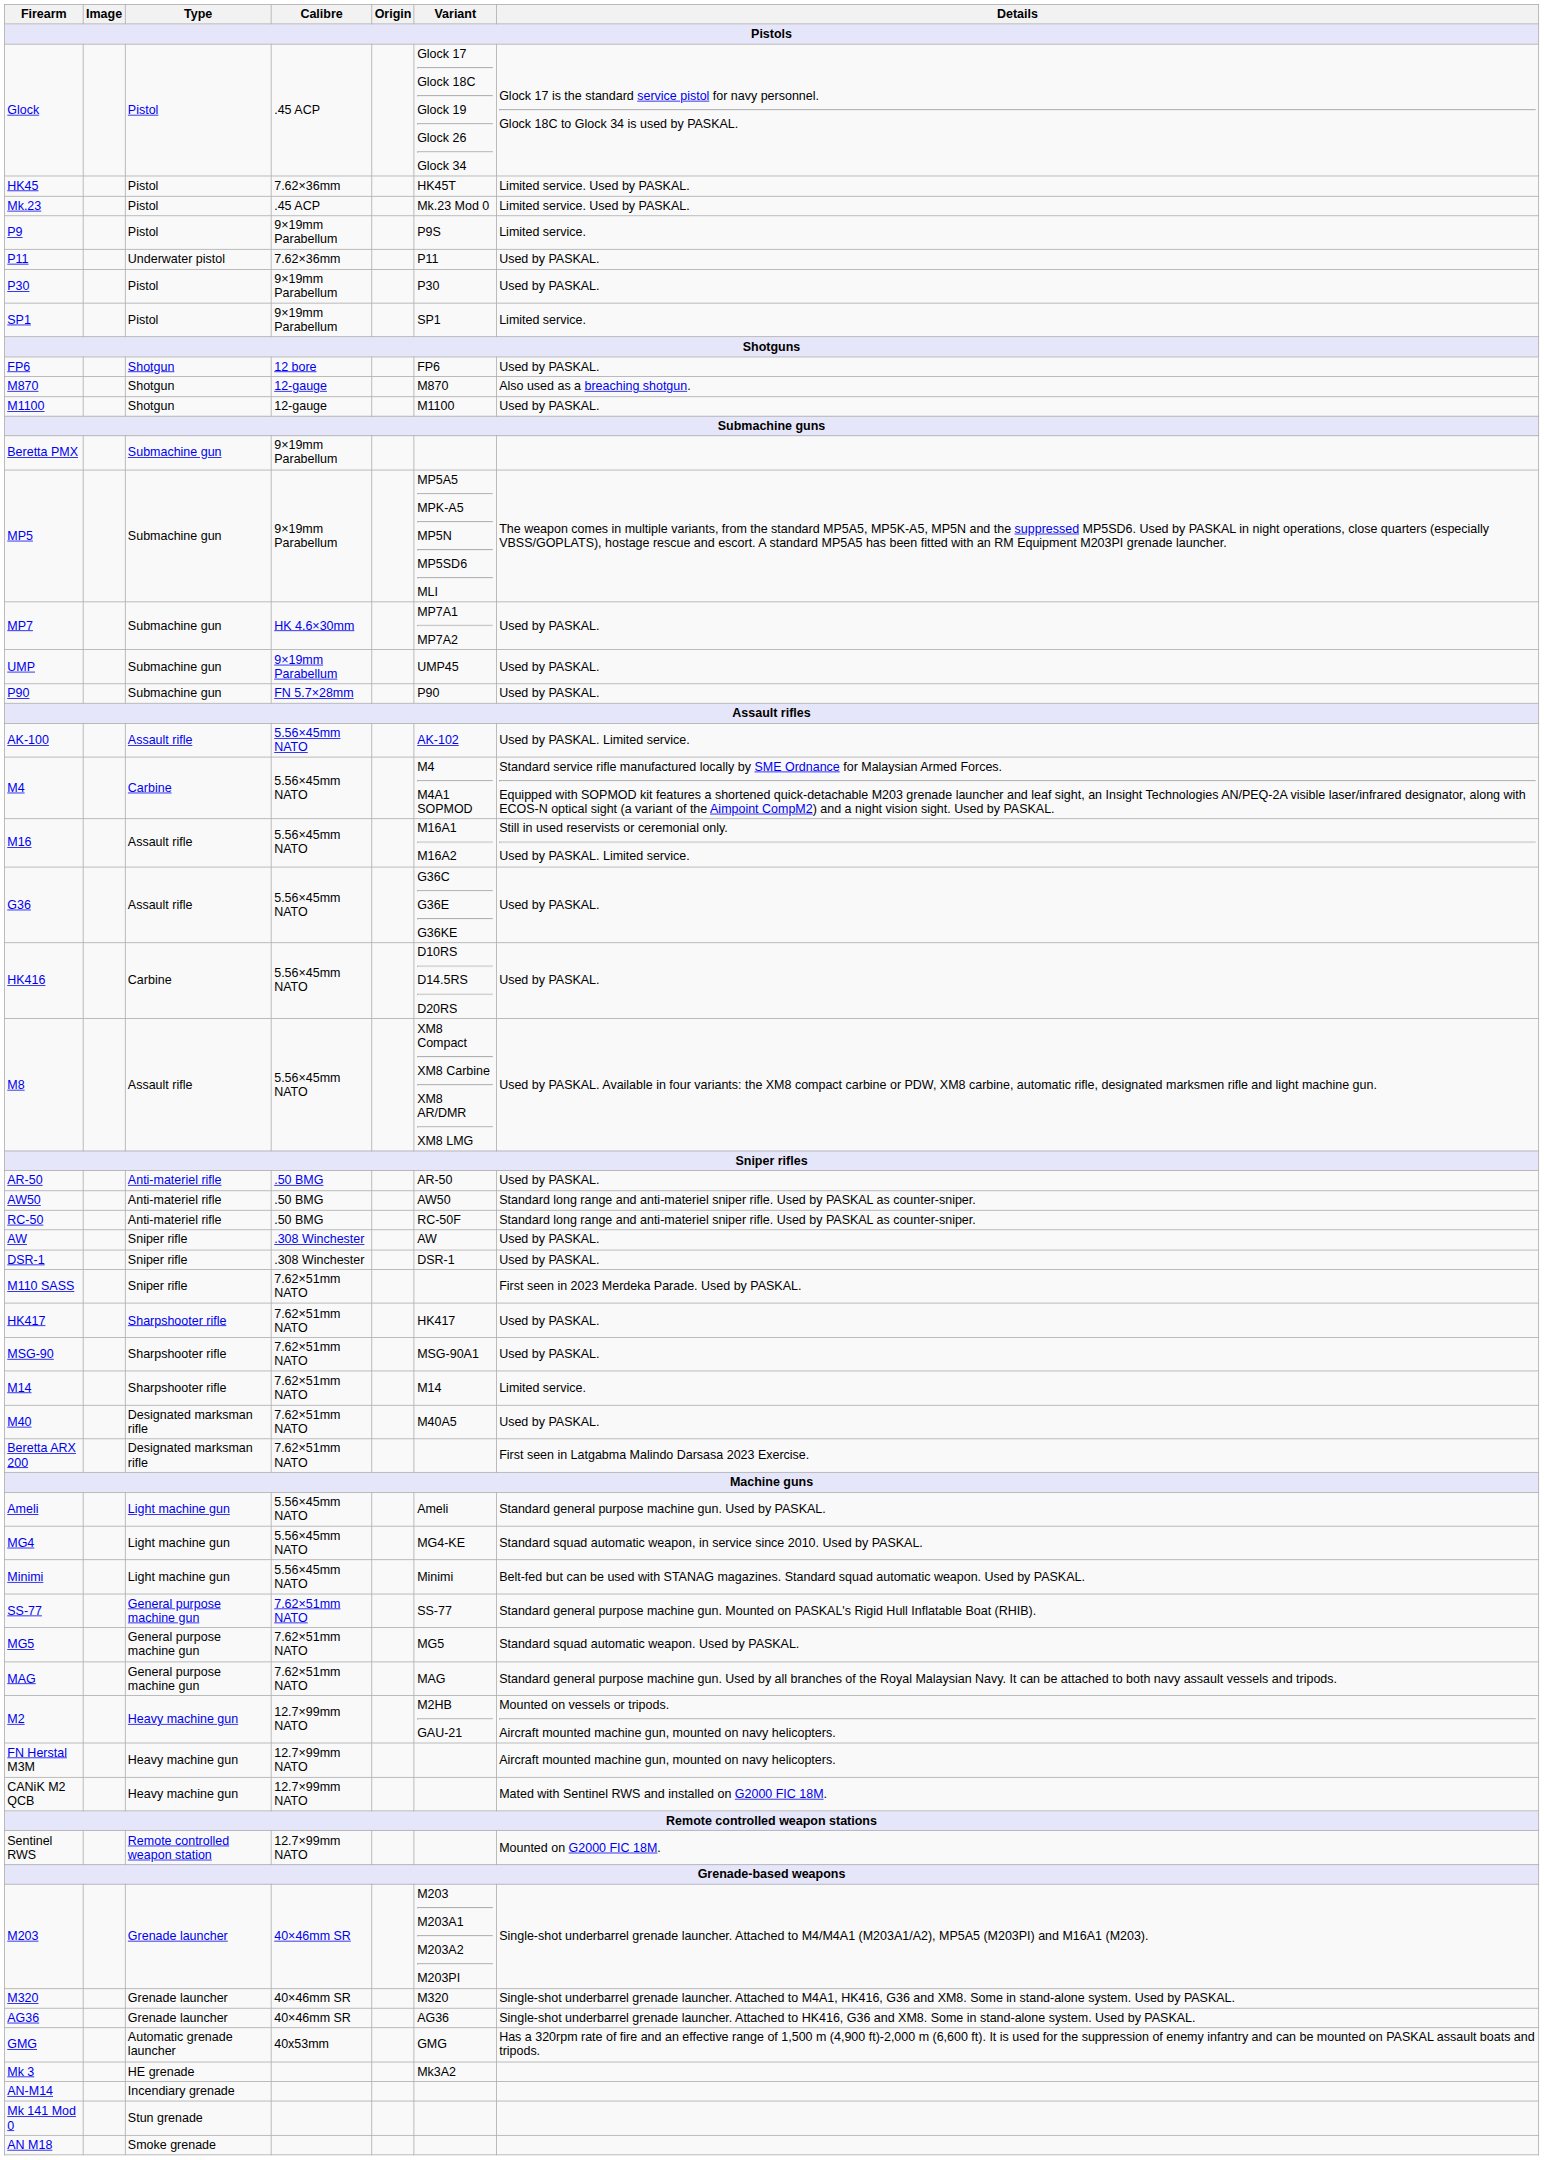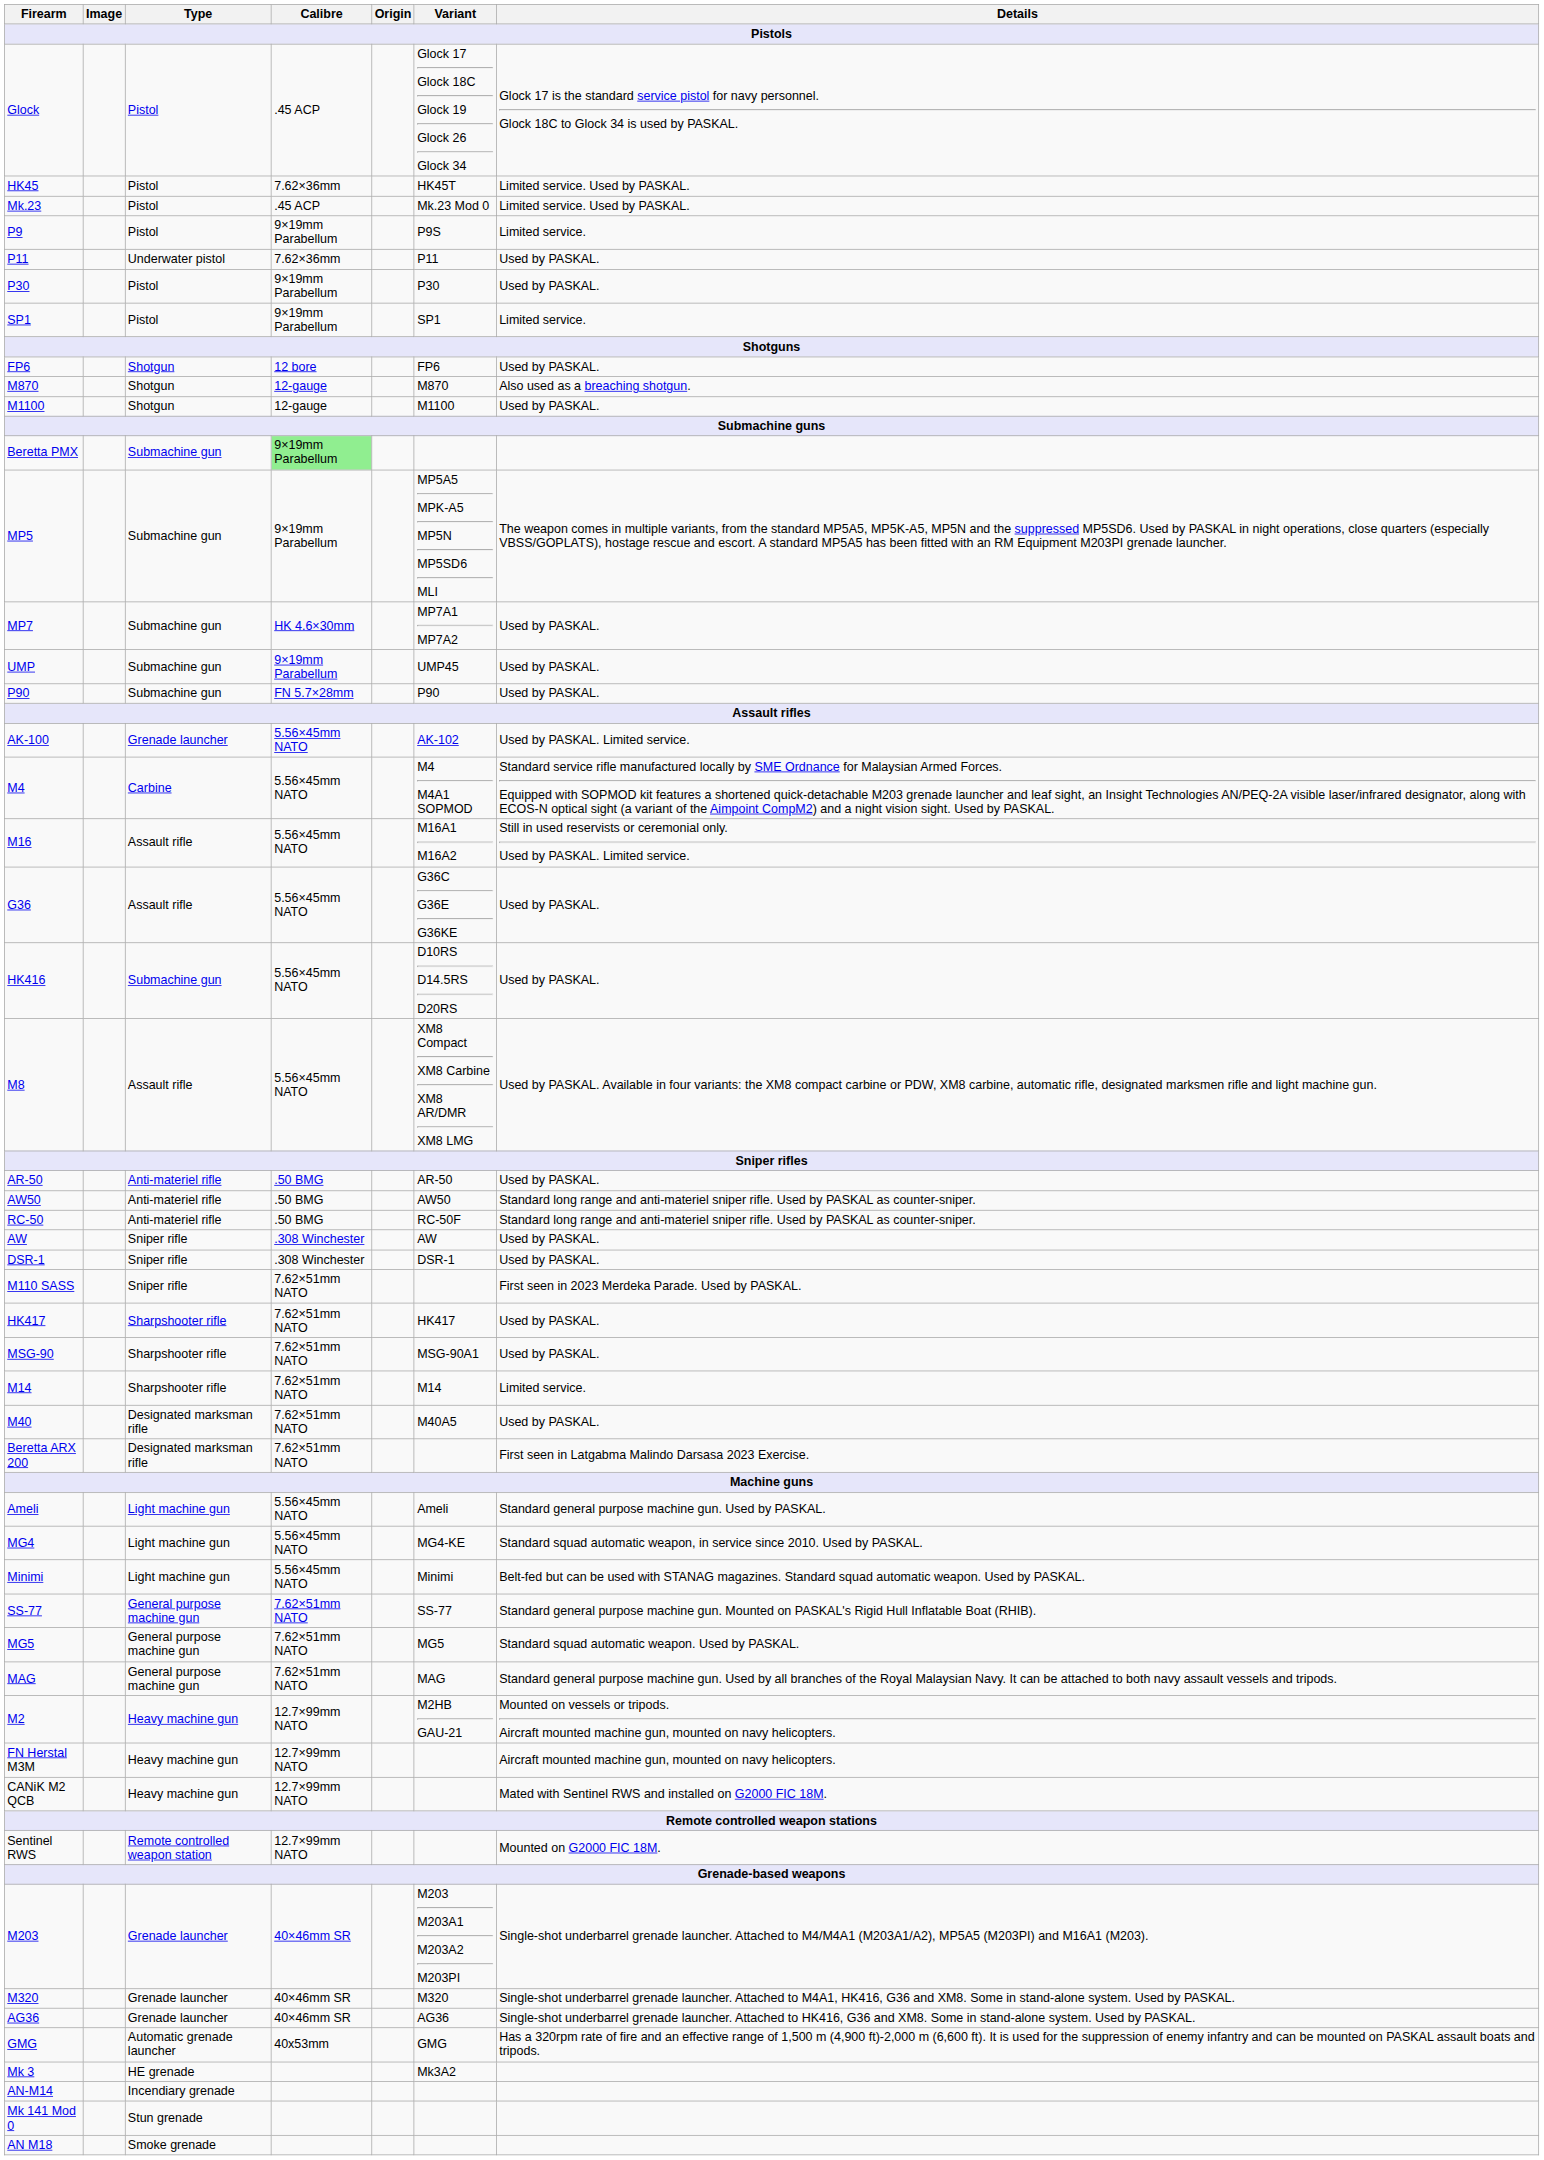(306, 452) no background -> (306, 452) lightgreen background
(160, 740) Assault rifle -> (178, 740) Grenade launcher
(150, 980) Carbine -> (175, 980) Submachine gun
